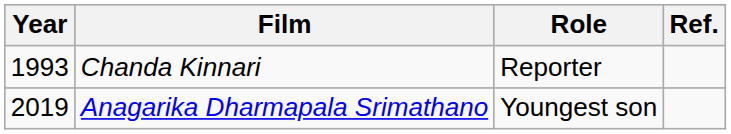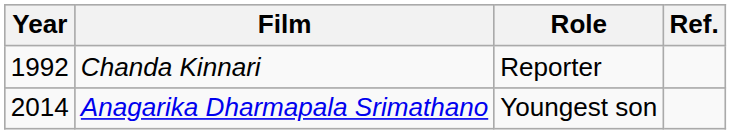(40, 66) 1993 -> (40, 66) 1992
(40, 107) 2019 -> (40, 107) 2014
